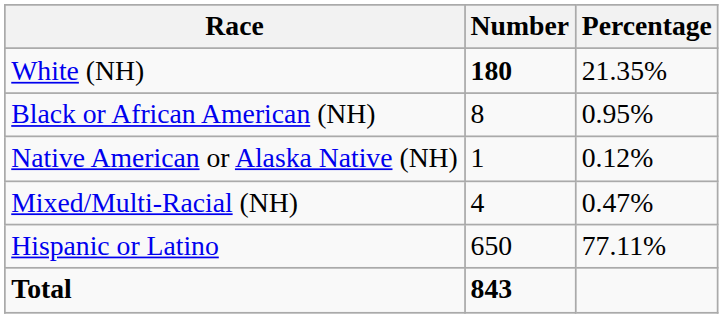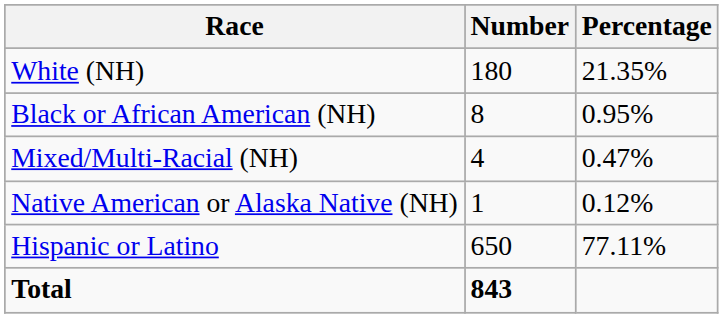(491, 70) bold -> (491, 70) normal
rows swapped: (235, 158) <-> (155, 202)
